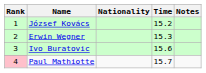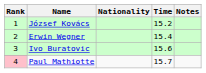(163, 36) 15.3 -> (163, 36) 15.4
